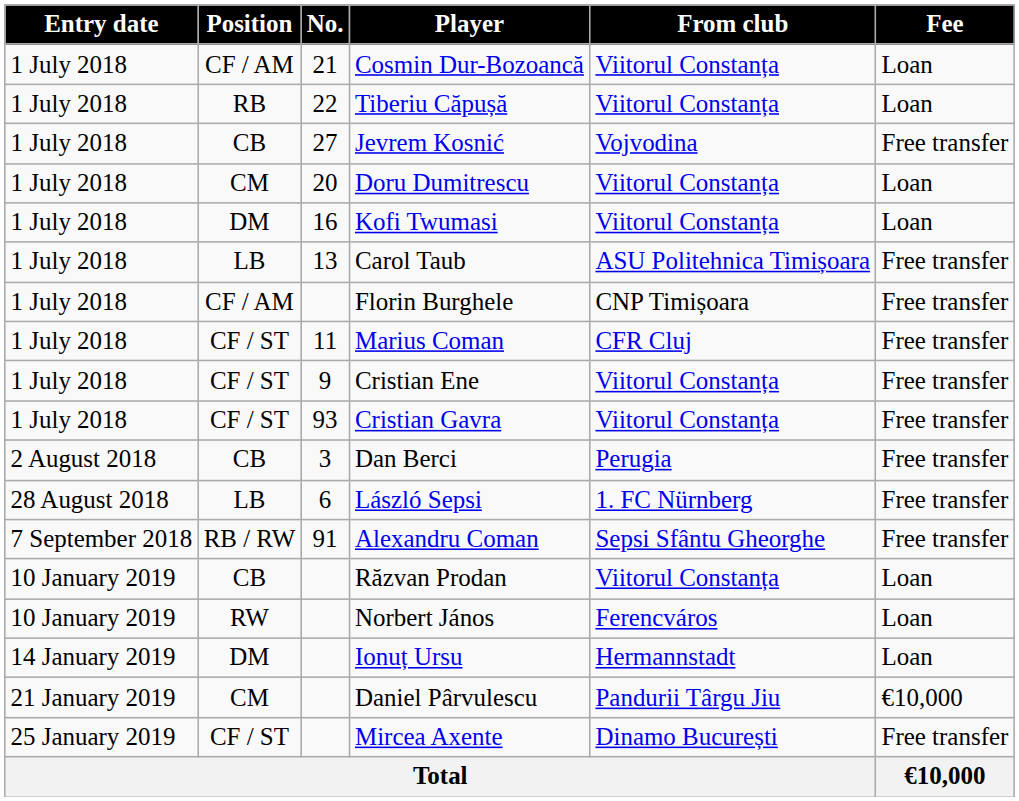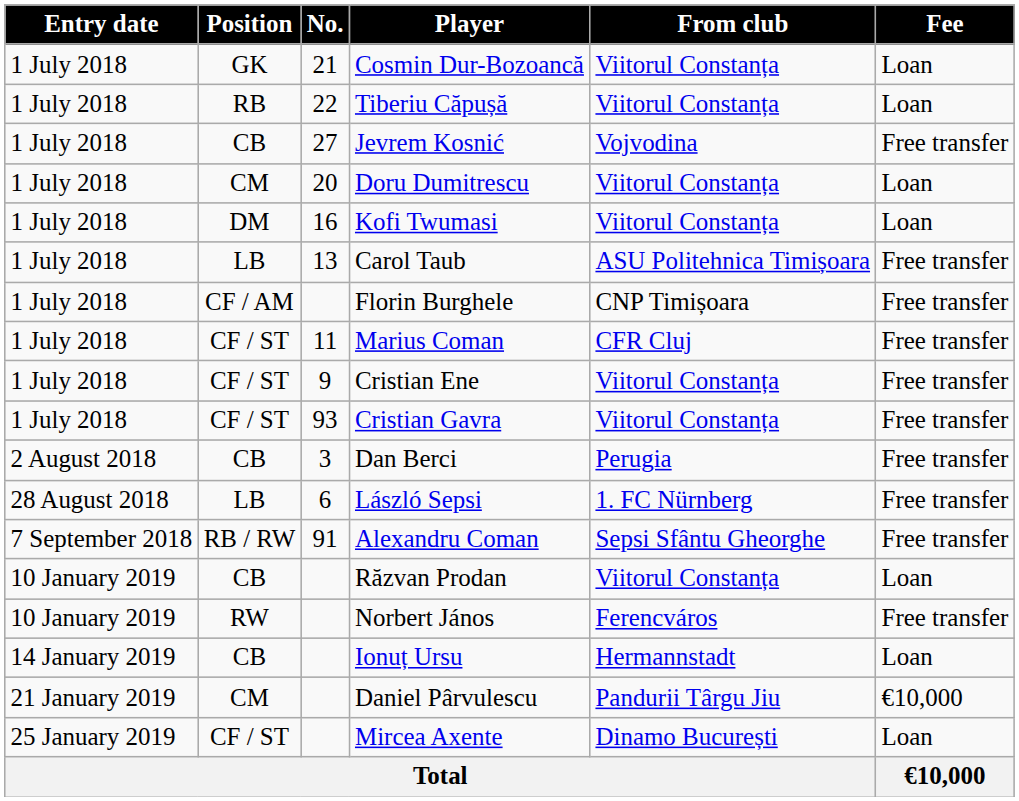(249, 63) CF / AM -> (249, 63) GK
(907, 618) Loan -> (945, 618) Free transfer
(249, 657) DM -> (249, 657) CB
(945, 736) Free transfer -> (907, 736) Loan
